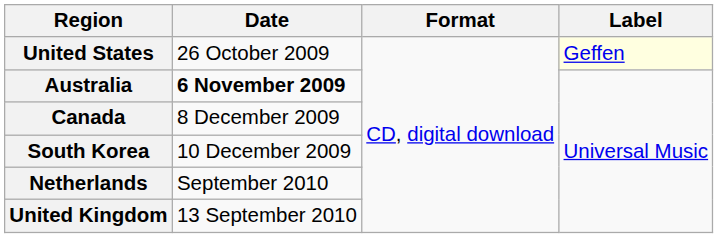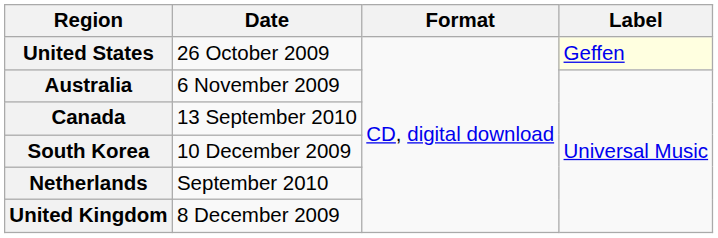(261, 85) bold -> (258, 85) normal
(258, 118) 8 December 2009 -> (267, 118) 13 September 2010
(267, 215) 13 September 2010 -> (258, 215) 8 December 2009
